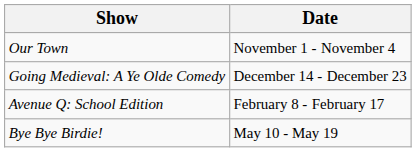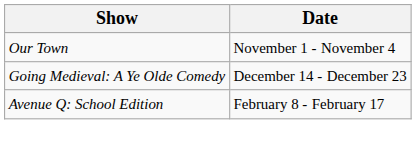- row: (56, 132)
